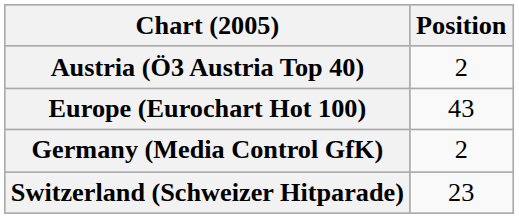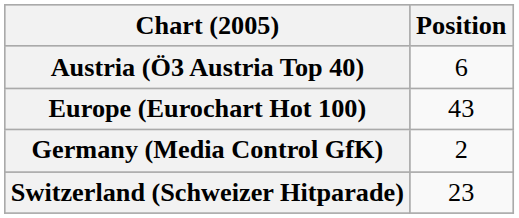(461, 66) 2 -> (461, 66) 6
